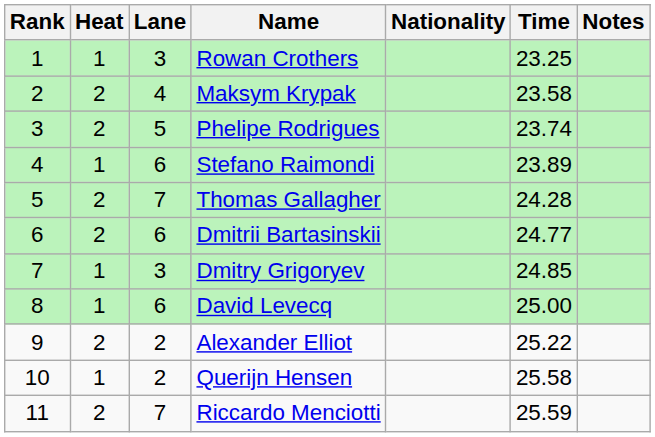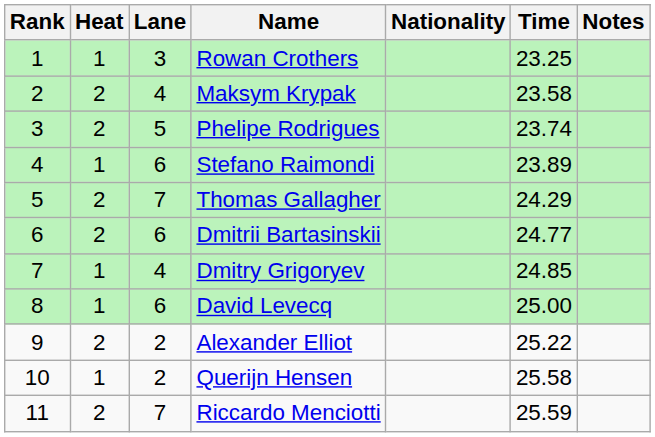(544, 199) 24.28 -> (544, 199) 24.29
(160, 270) 3 -> (160, 270) 4
